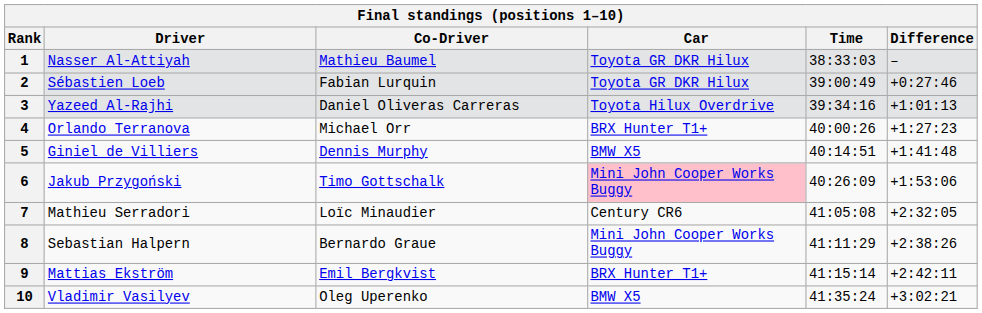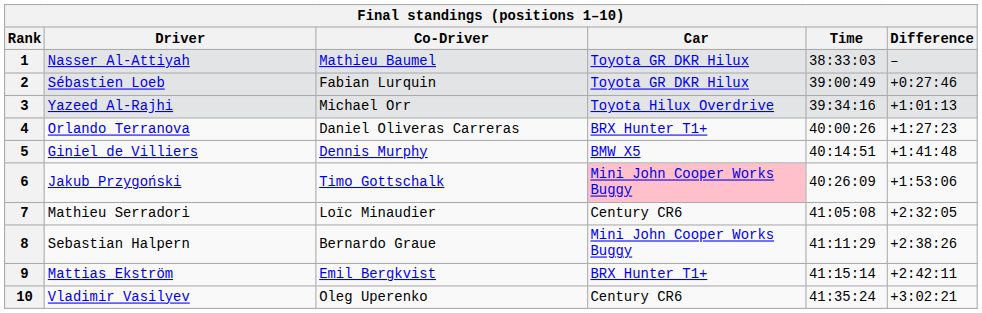(419, 107) Daniel Oliveras Carreras -> (365, 107) Michael Orr
(365, 129) Michael Orr -> (419, 129) Daniel Oliveras Carreras
(616, 297) BMW X5 -> (636, 297) Century CR6
